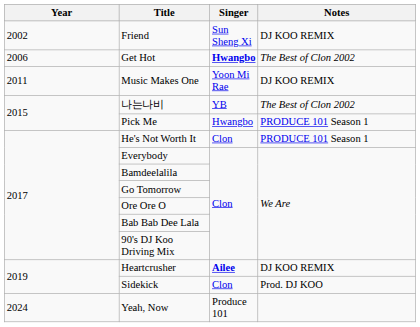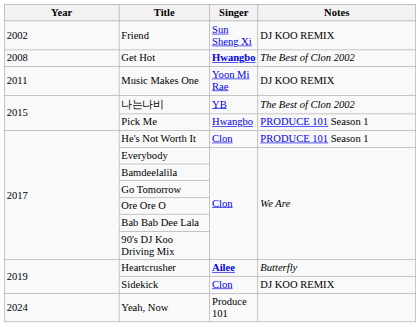(17, 58) 2006 -> (17, 58) 2008
(297, 268) DJ KOO REMIX -> (279, 268) Butterfly
(292, 284) Prod. DJ KOO -> (297, 284) DJ KOO REMIX
